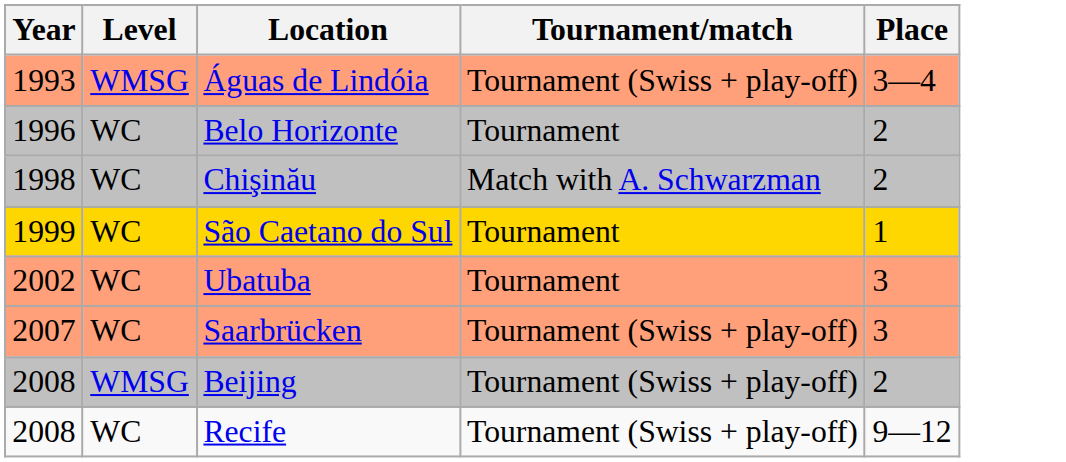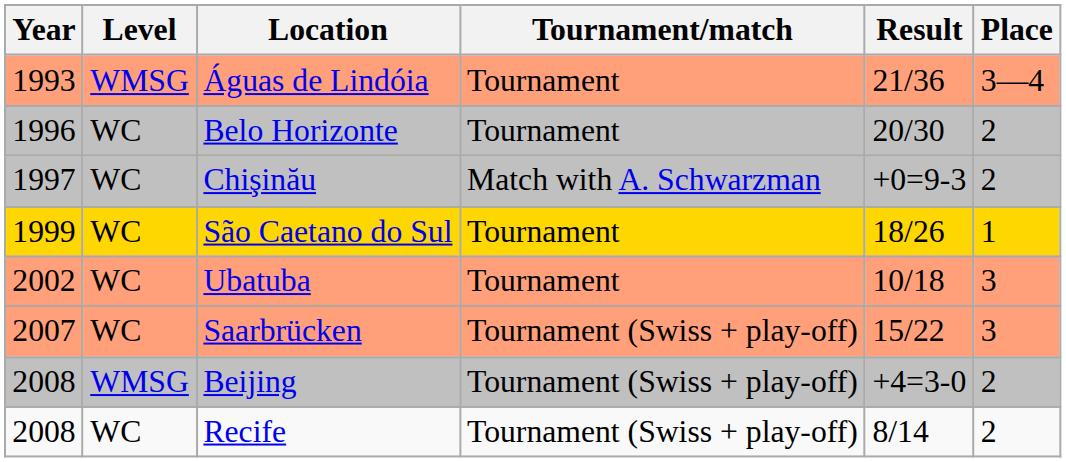+ column: (919, 29)
(662, 79) Tournament (Swiss + play-off) -> (543, 79) Tournament
(44, 180) 1998 -> (44, 180) 1997
(912, 431) 9—12 -> (989, 431) 2
